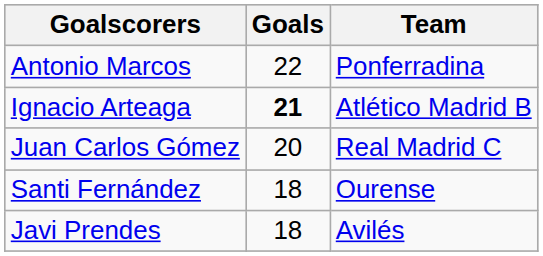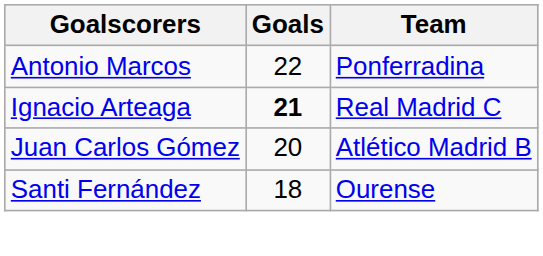(434, 107) Atlético Madrid B -> (419, 107) Real Madrid C
(419, 148) Real Madrid C -> (434, 148) Atlético Madrid B
- row: (86, 230)
